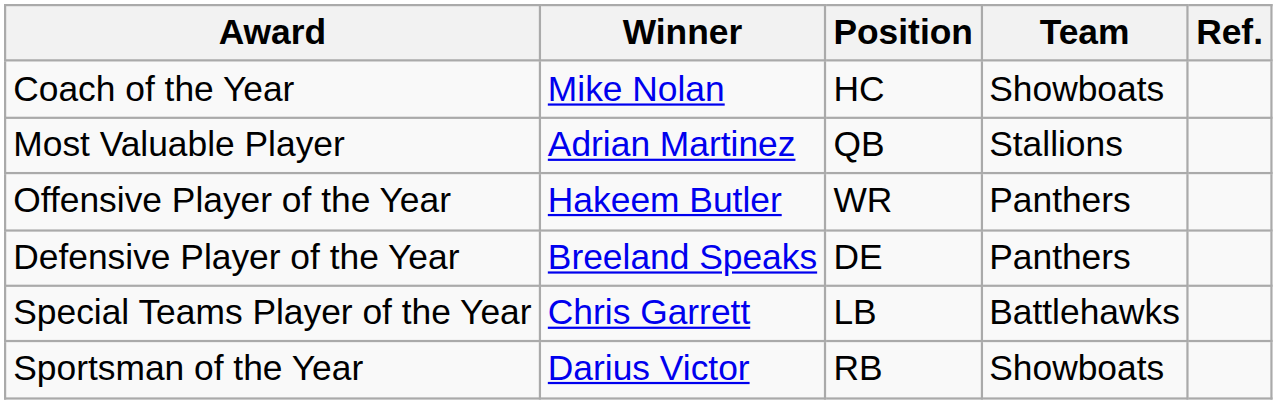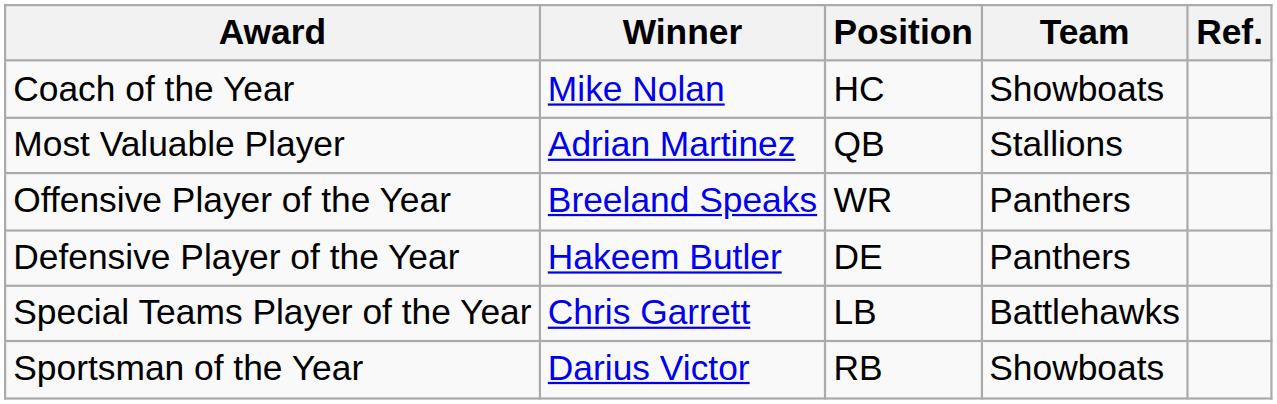(665, 200) Hakeem Butler -> (682, 200) Breeland Speaks
(682, 256) Breeland Speaks -> (665, 256) Hakeem Butler
